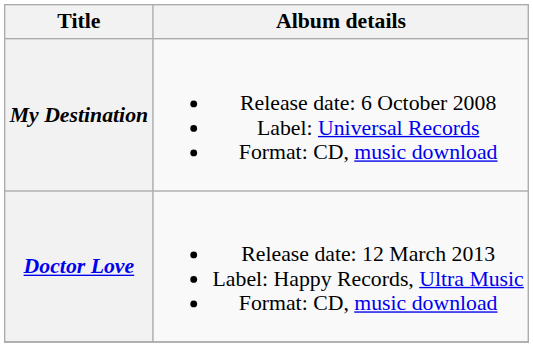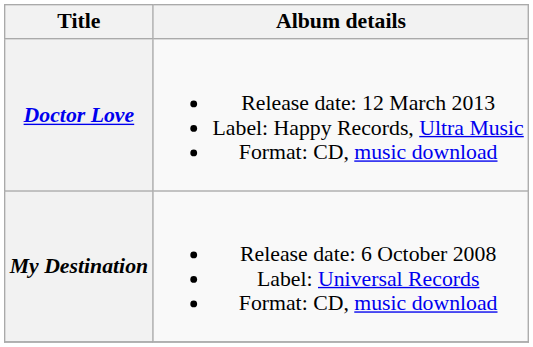rows swapped: (79, 114) <-> (79, 266)
